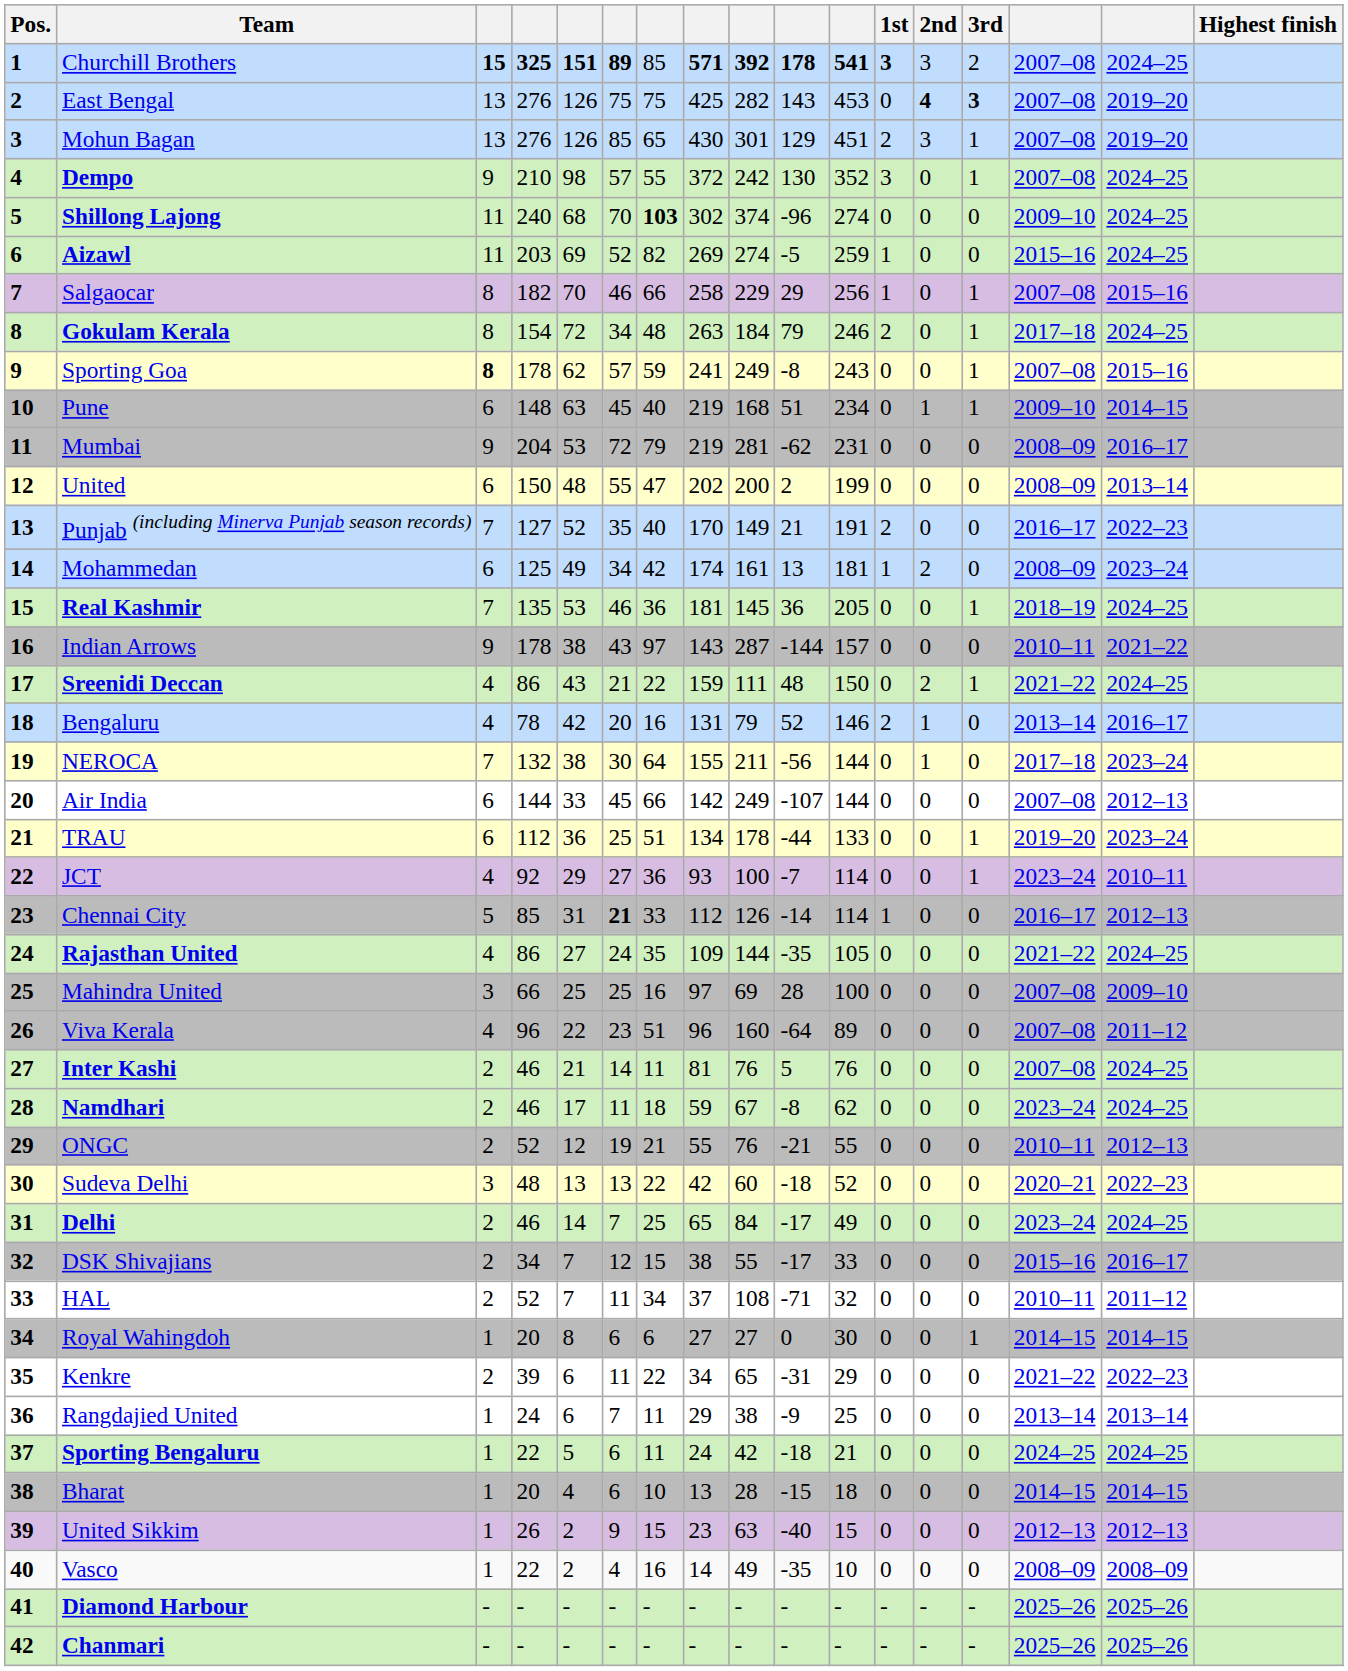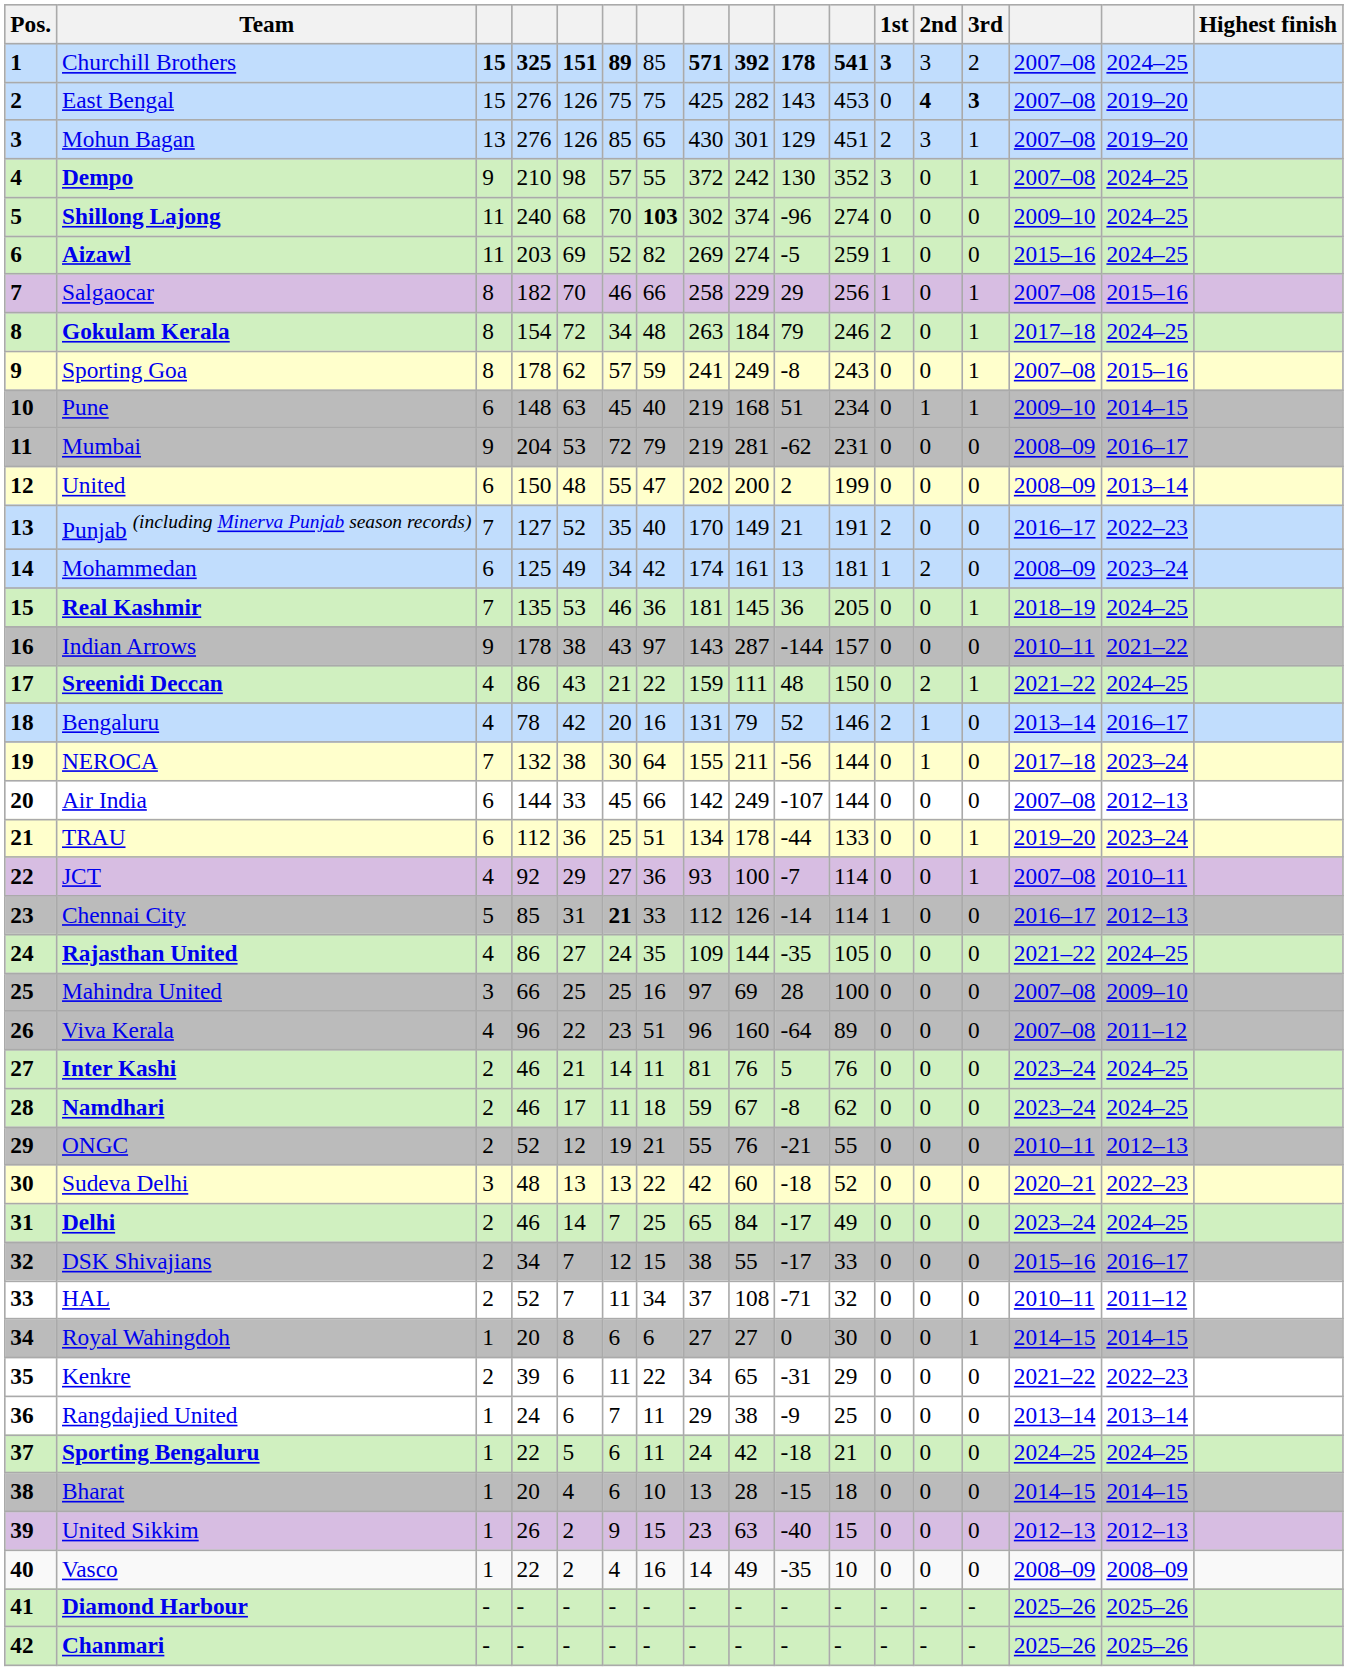(494, 101) 13 -> (494, 101) 15
(488, 370) bold -> (488, 370) normal
(1055, 876) 2023–24 -> (1055, 876) 2007–08
(1055, 1069) 2007–08 -> (1055, 1069) 2023–24
